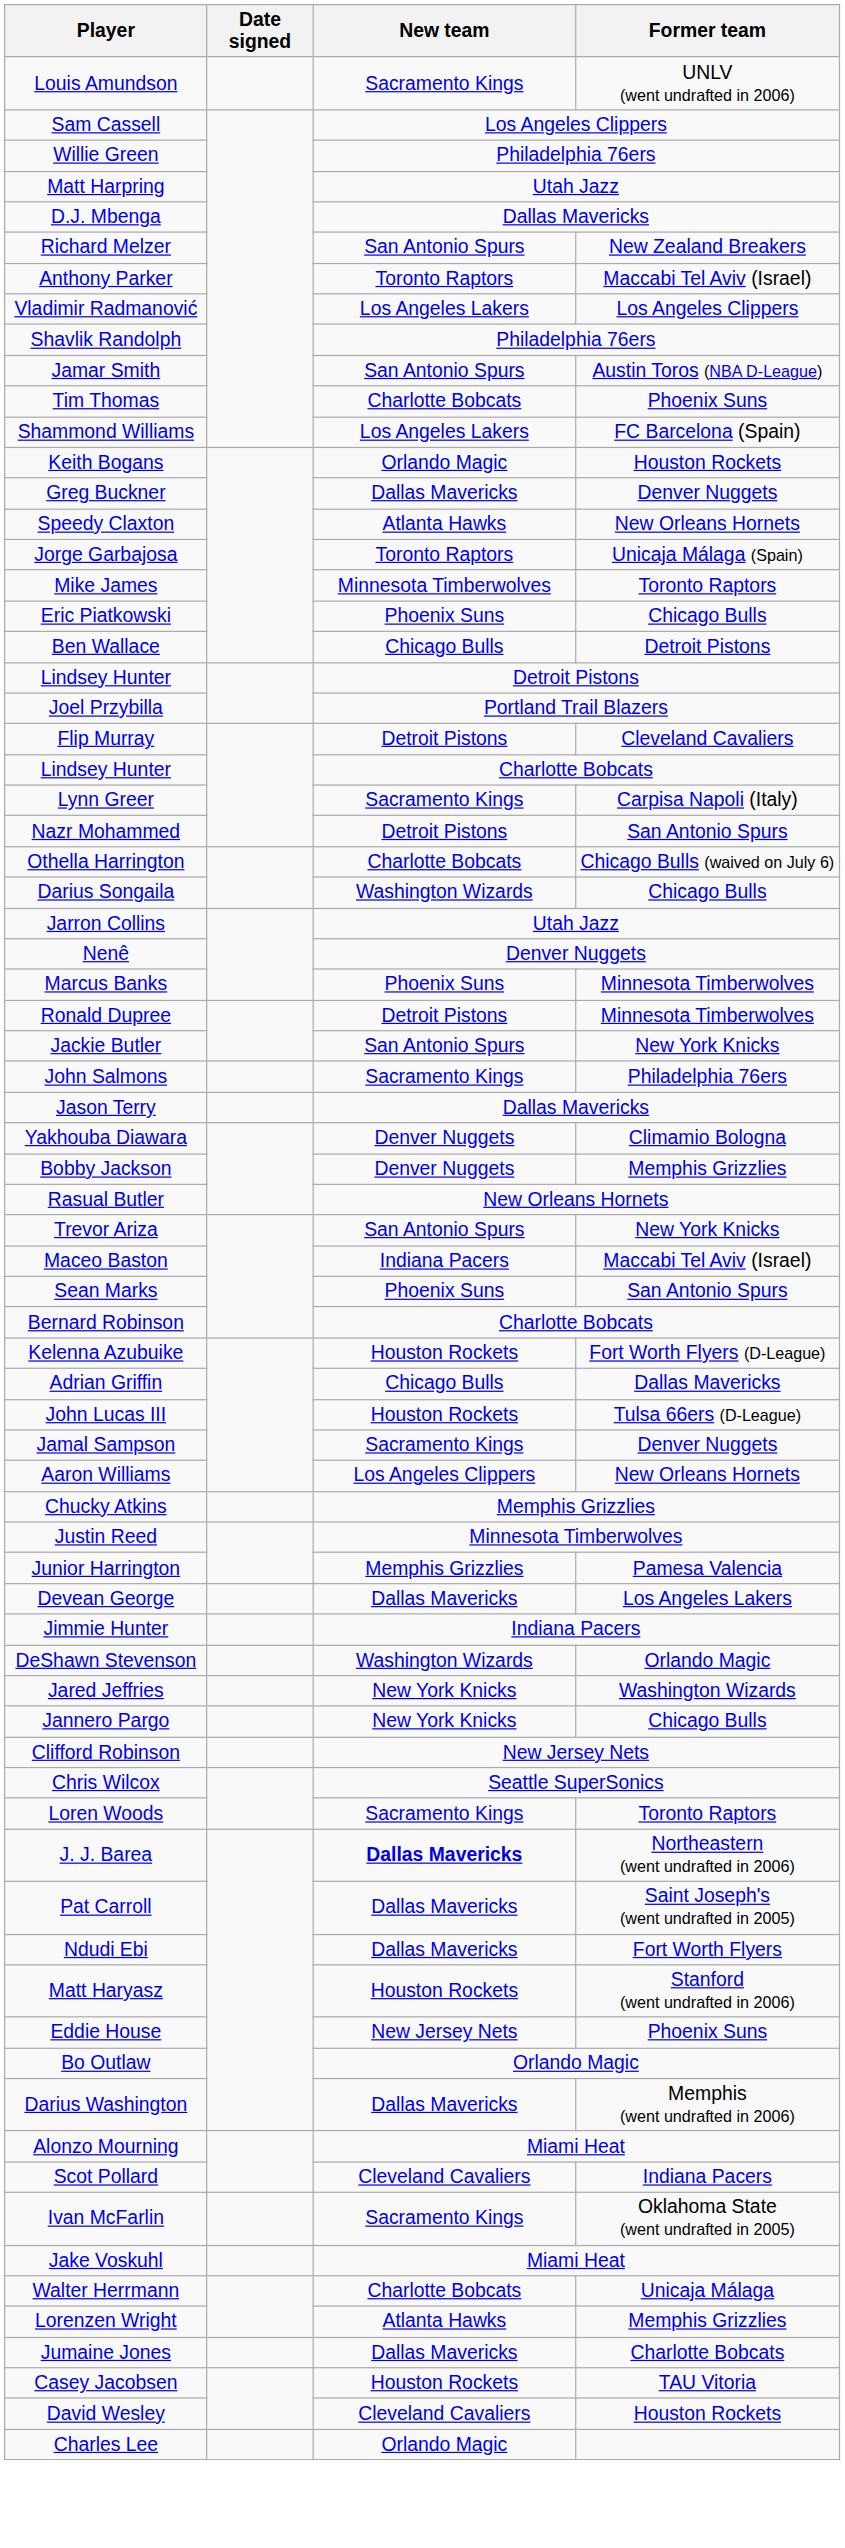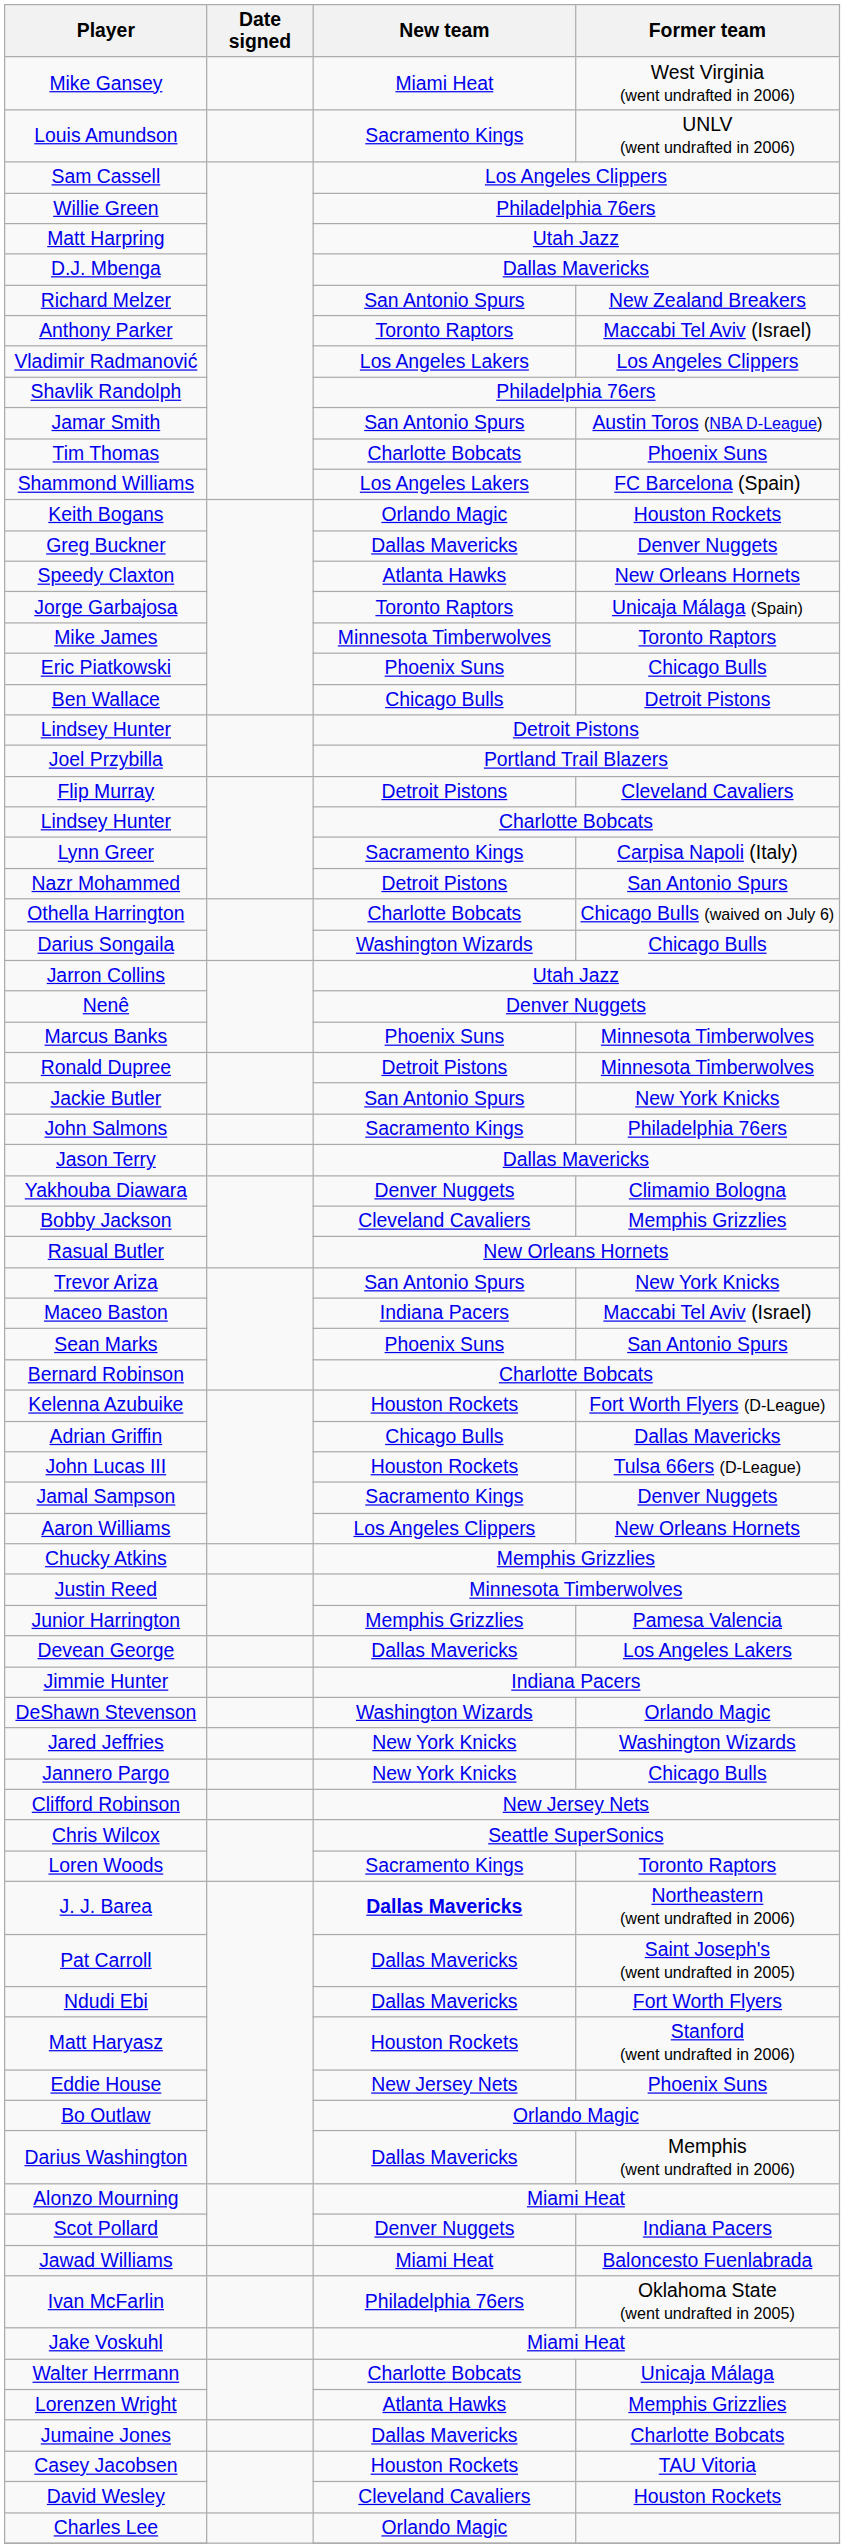+ row: (106, 83)
(444, 1168) Denver Nuggets -> (444, 1221) Cleveland Cavaliers
(444, 2176) Cleveland Cavaliers -> (444, 2229) Denver Nuggets
+ row: (106, 2260)
(444, 2218) Sacramento Kings -> (444, 2301) Philadelphia 76ers
